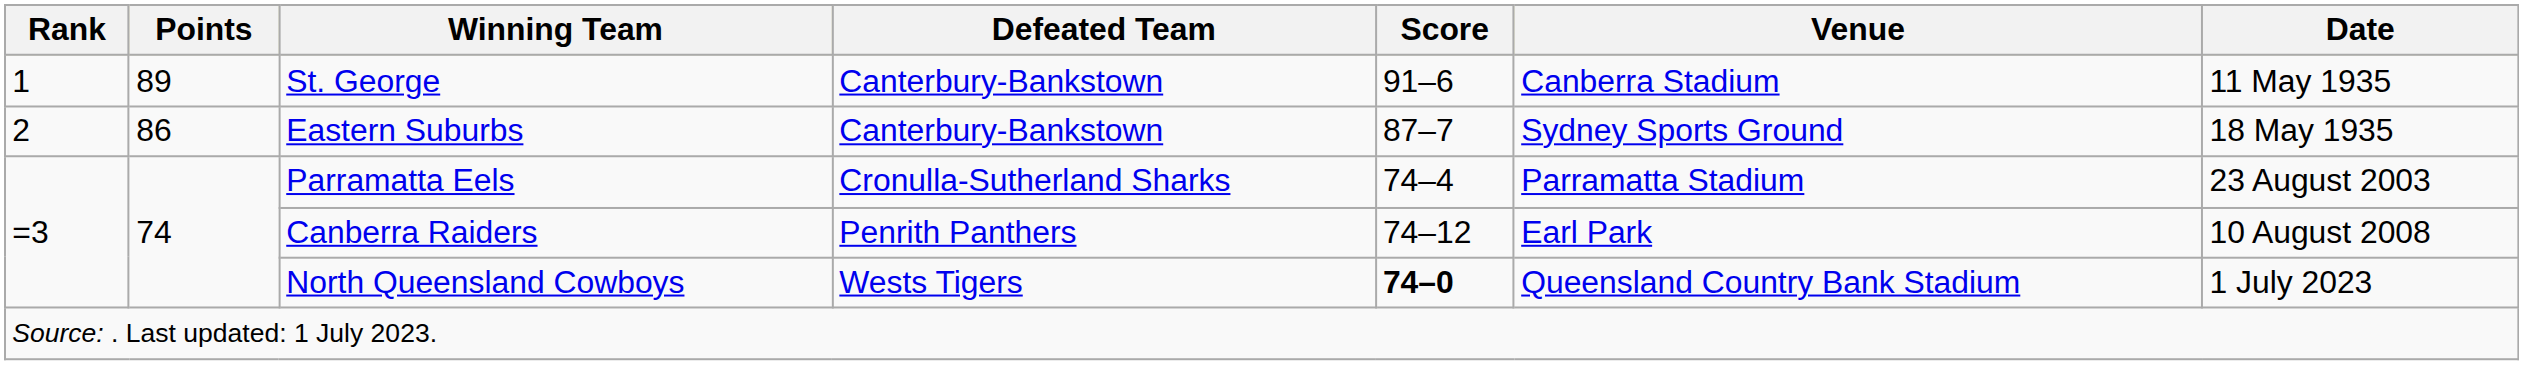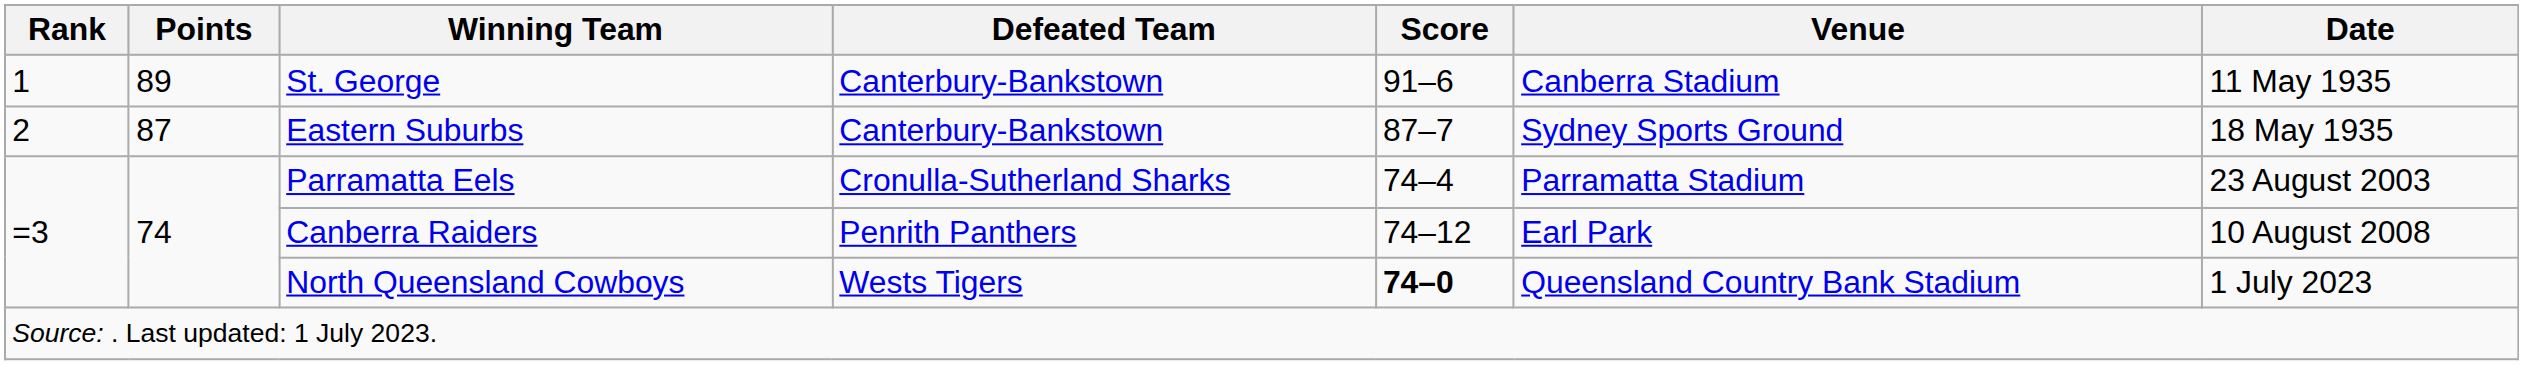(154, 130) 86 -> (154, 130) 87
